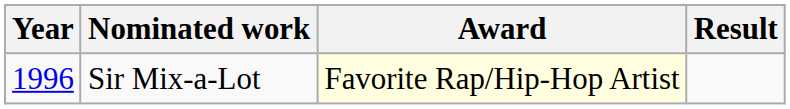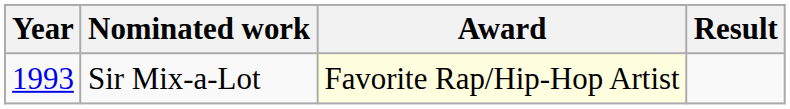(43, 77) 1996 -> (43, 77) 1993
